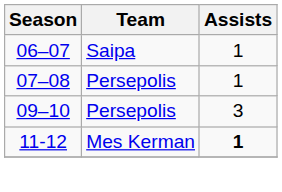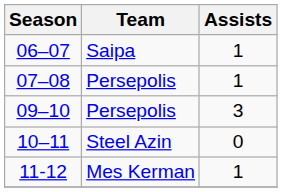+ row: (43, 141)
(238, 141) bold -> (238, 171) normal
